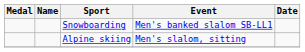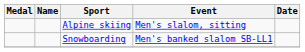rows swapped: (97, 40) <-> (94, 26)
